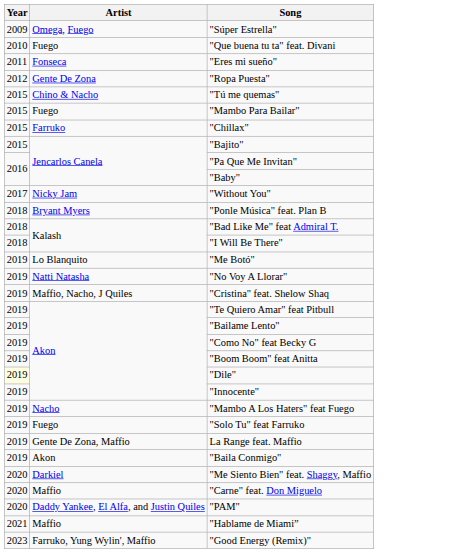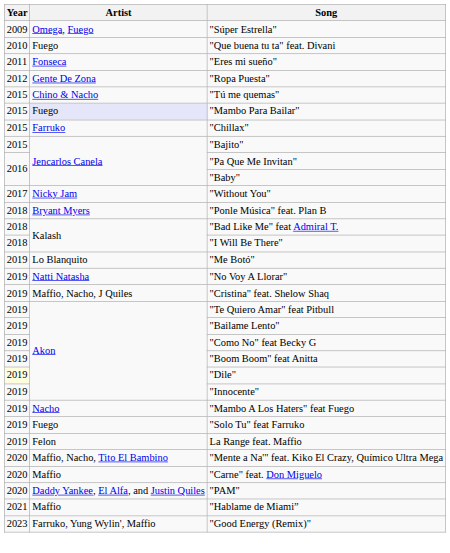(45, 111) no background -> (45, 111) lavender background
(81, 441) Gente De Zona, Maffio -> (44, 441) Felon
- row: (245, 458)
+ row: (326, 458)
- row: (290, 474)
